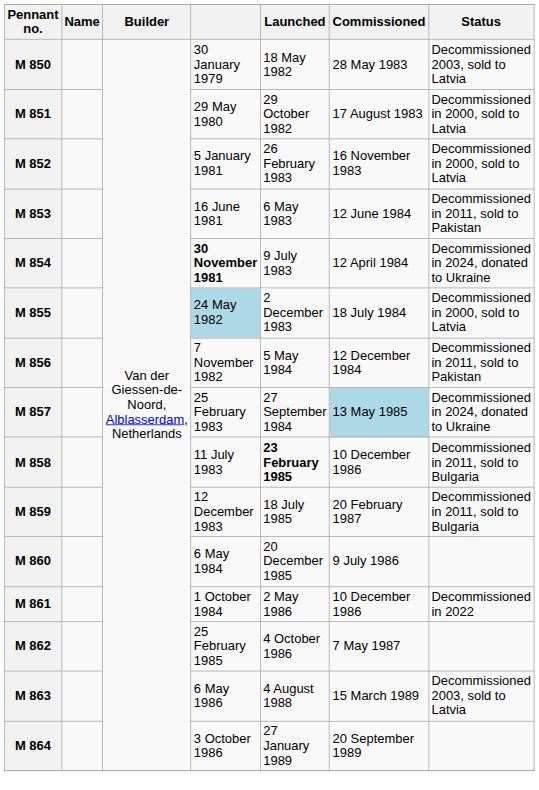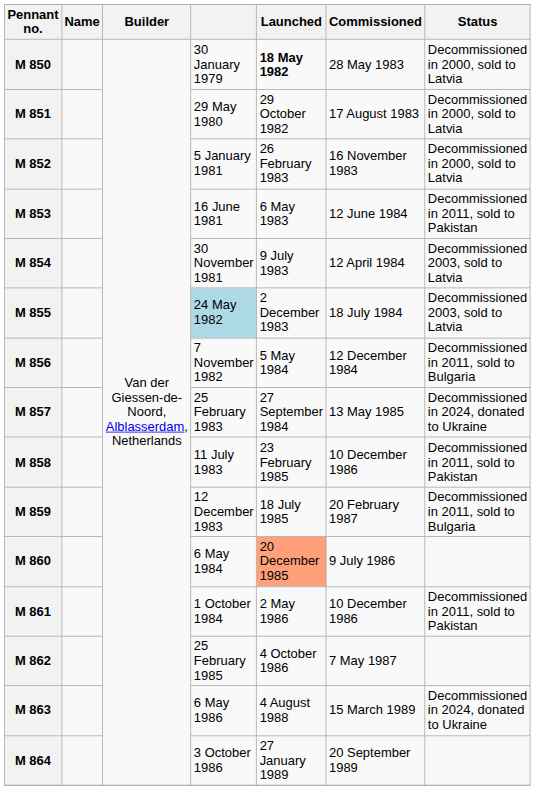(284, 64) normal -> (281, 64) bold
(481, 64) Decommissioned 2003, sold to Latvia -> (478, 64) Decommissioned in 2000, sold to Latvia
(226, 263) bold -> (224, 263) normal
(481, 263) Decommissioned in 2024, donated to Ukraine -> (478, 263) Decommissioned 2003, sold to Latvia
(481, 313) Decommissioned in 2000, sold to Latvia -> (478, 313) Decommissioned 2003, sold to Latvia
(481, 362) Decommissioned in 2011, sold to Pakistan -> (478, 362) Decommissioned in 2011, sold to Bulgaria
(370, 412) lightblue background -> (366, 412) no background
(291, 462) bold -> (286, 462) normal
(481, 462) Decommissioned in 2011, sold to Bulgaria -> (478, 462) Decommissioned in 2011, sold to Pakistan
(293, 561) no background -> (290, 561) lightsalmon background
(481, 604) Decommissioned in 2022 -> (478, 611) Decommissioned in 2011, sold to Pakistan
(481, 696) Decommissioned 2003, sold to Latvia -> (478, 710) Decommissioned in 2024, donated to Ukraine
